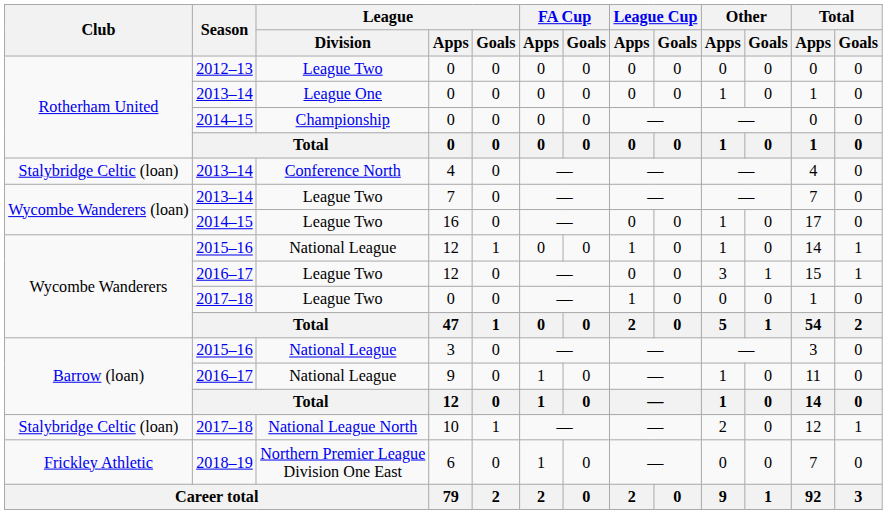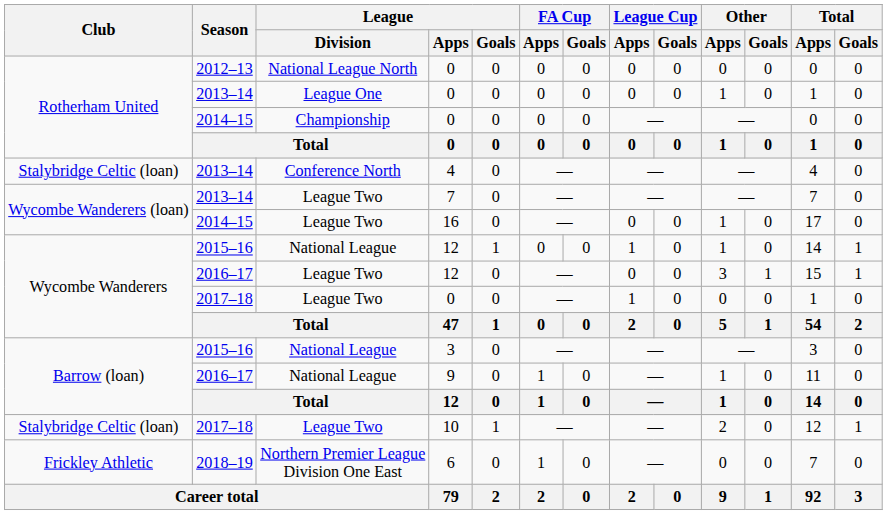(343, 68) League Two -> (343, 68) National League North
(343, 427) National League North -> (343, 427) League Two
